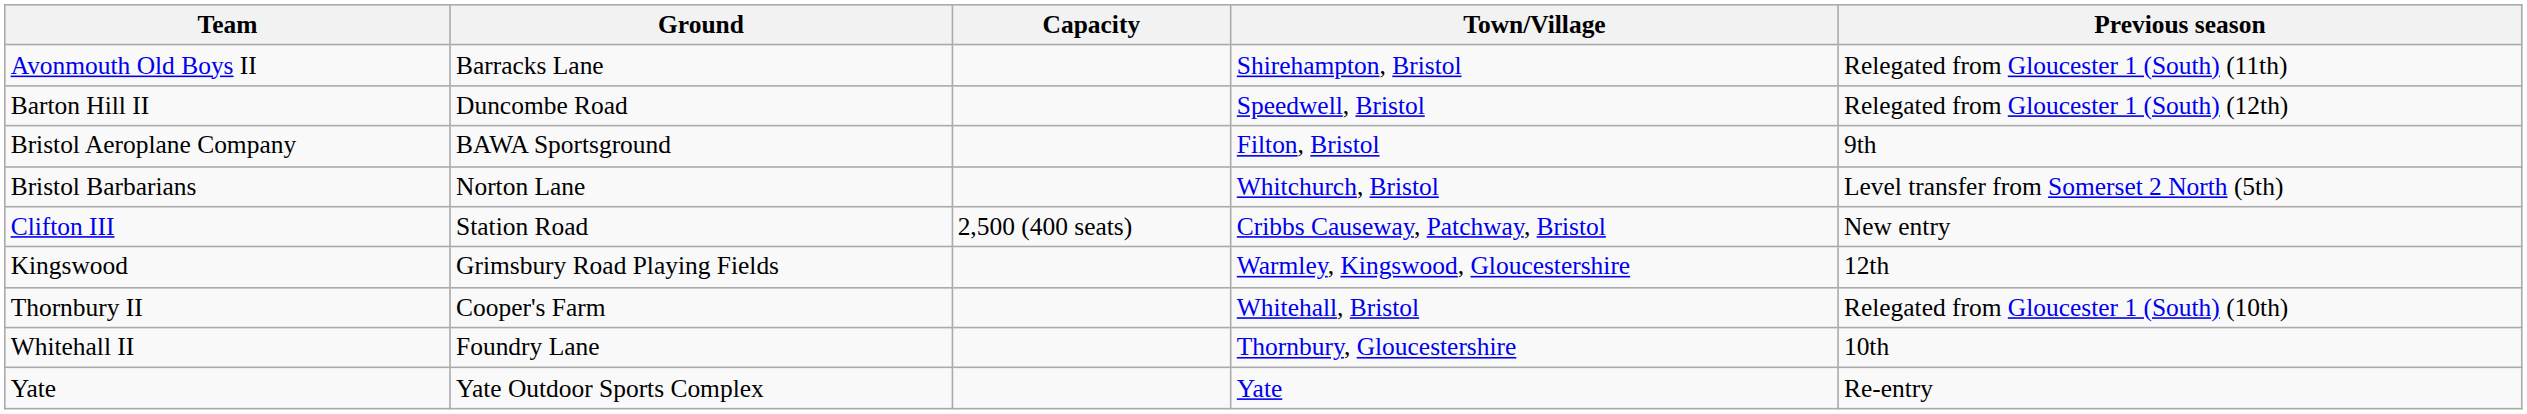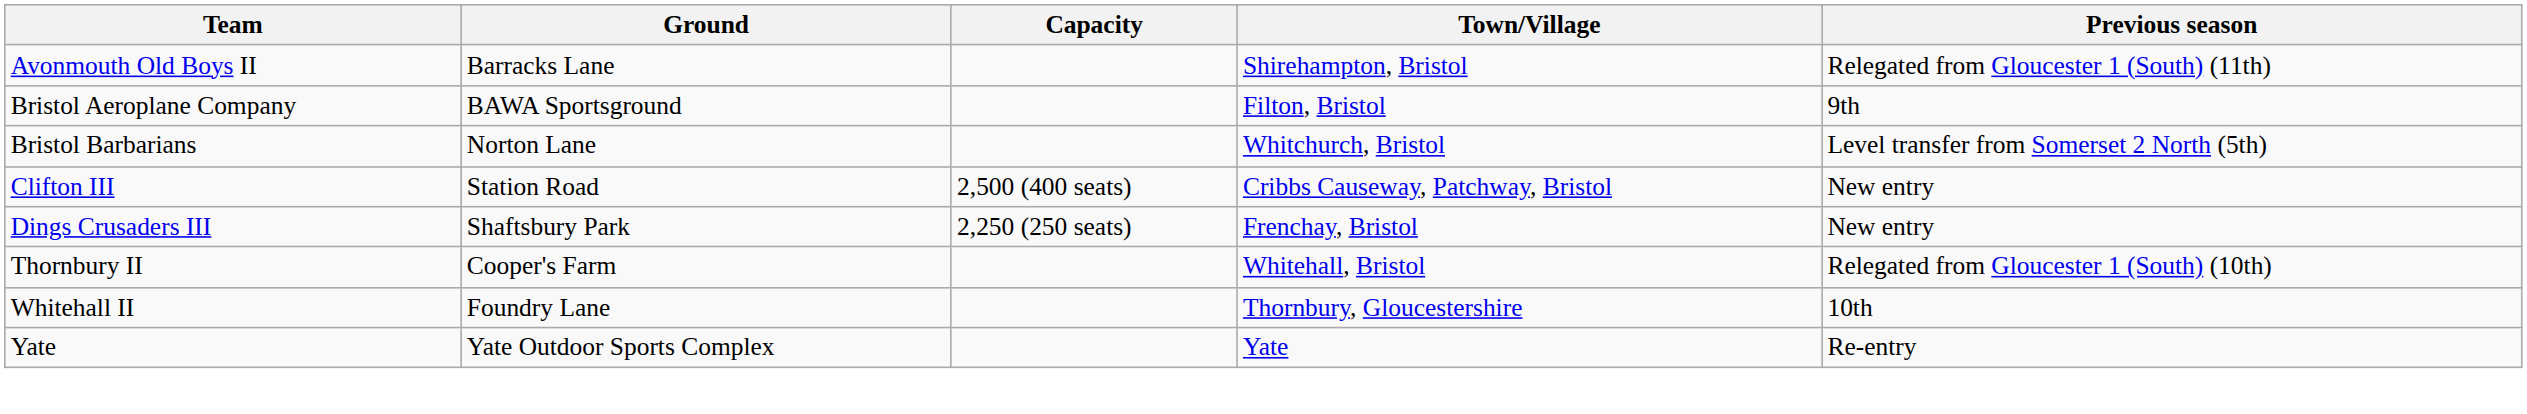- row: (80, 105)
+ row: (111, 226)
- row: (69, 266)
